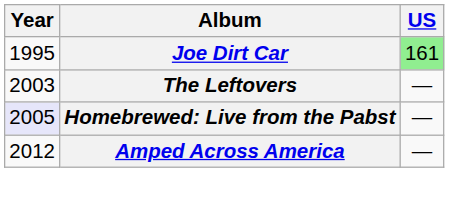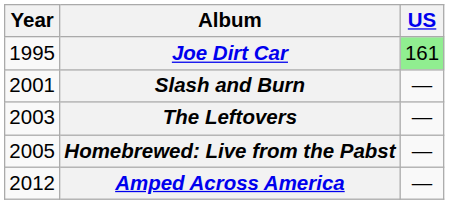+ row: (230, 85)
(32, 118) lavender background -> (32, 150) no background
